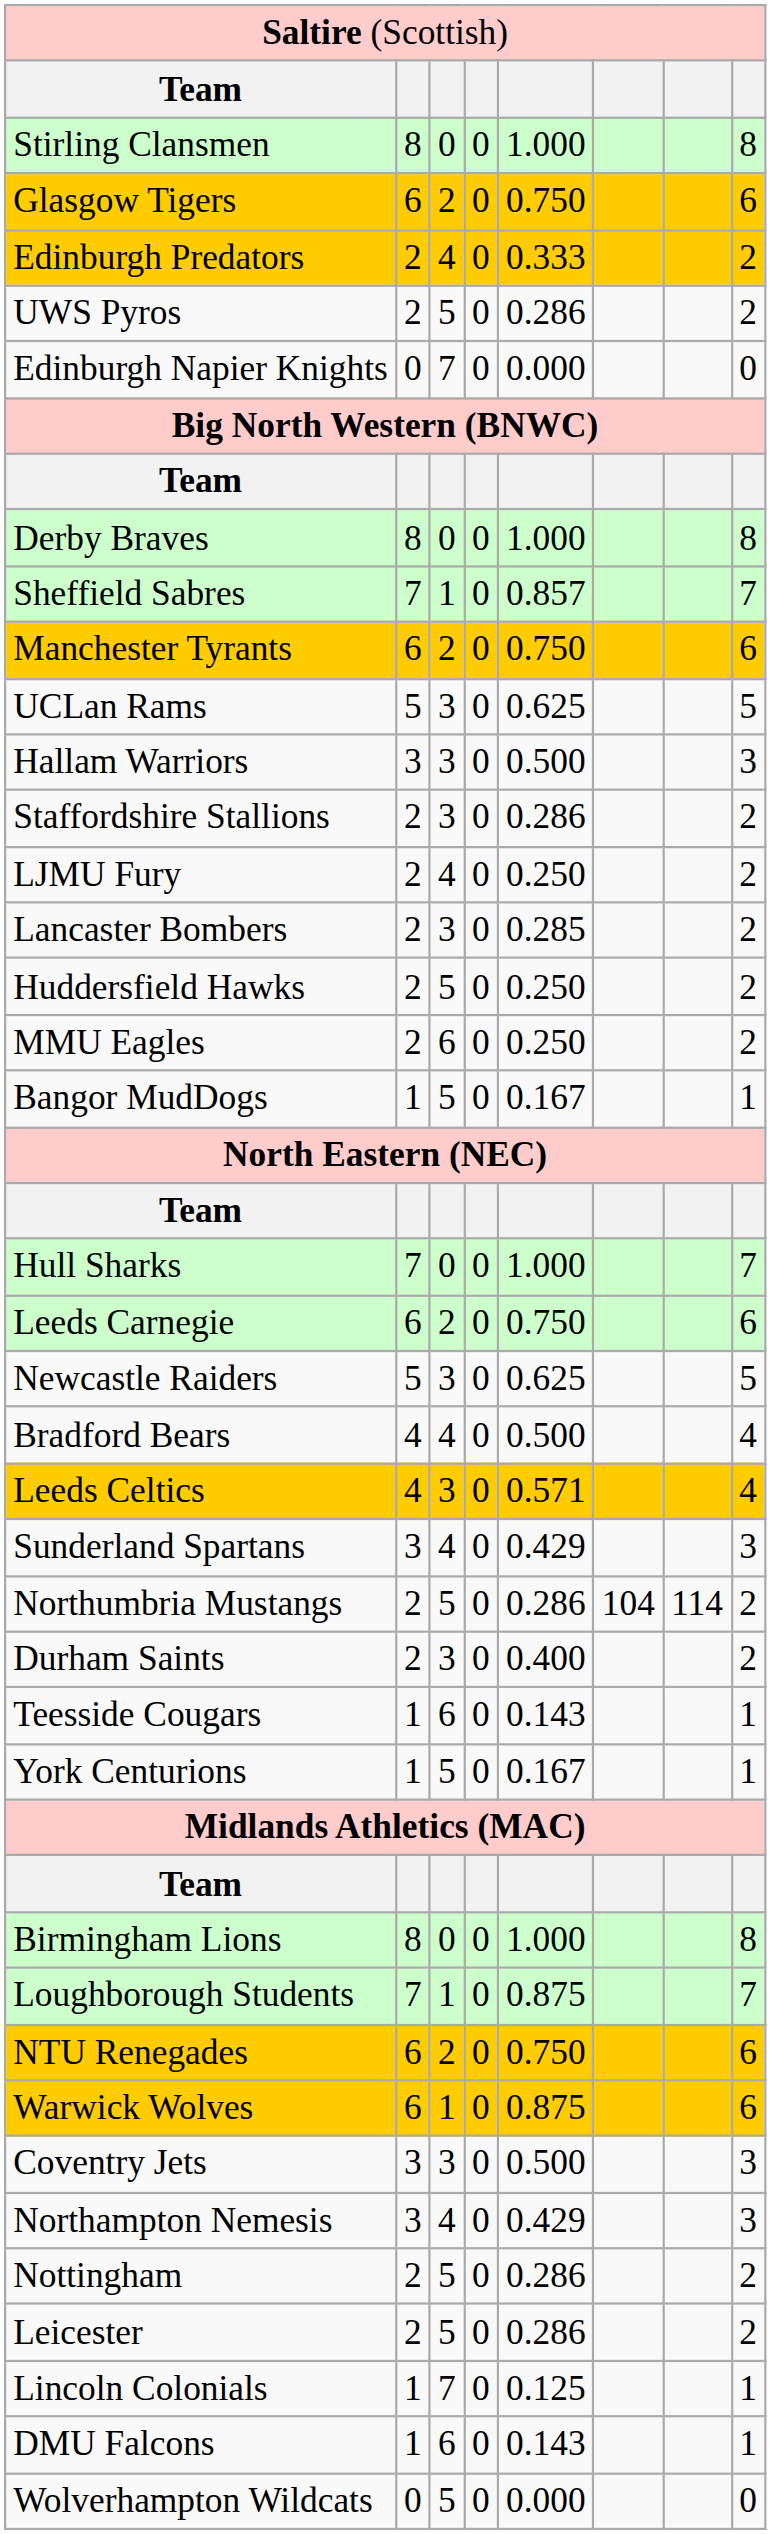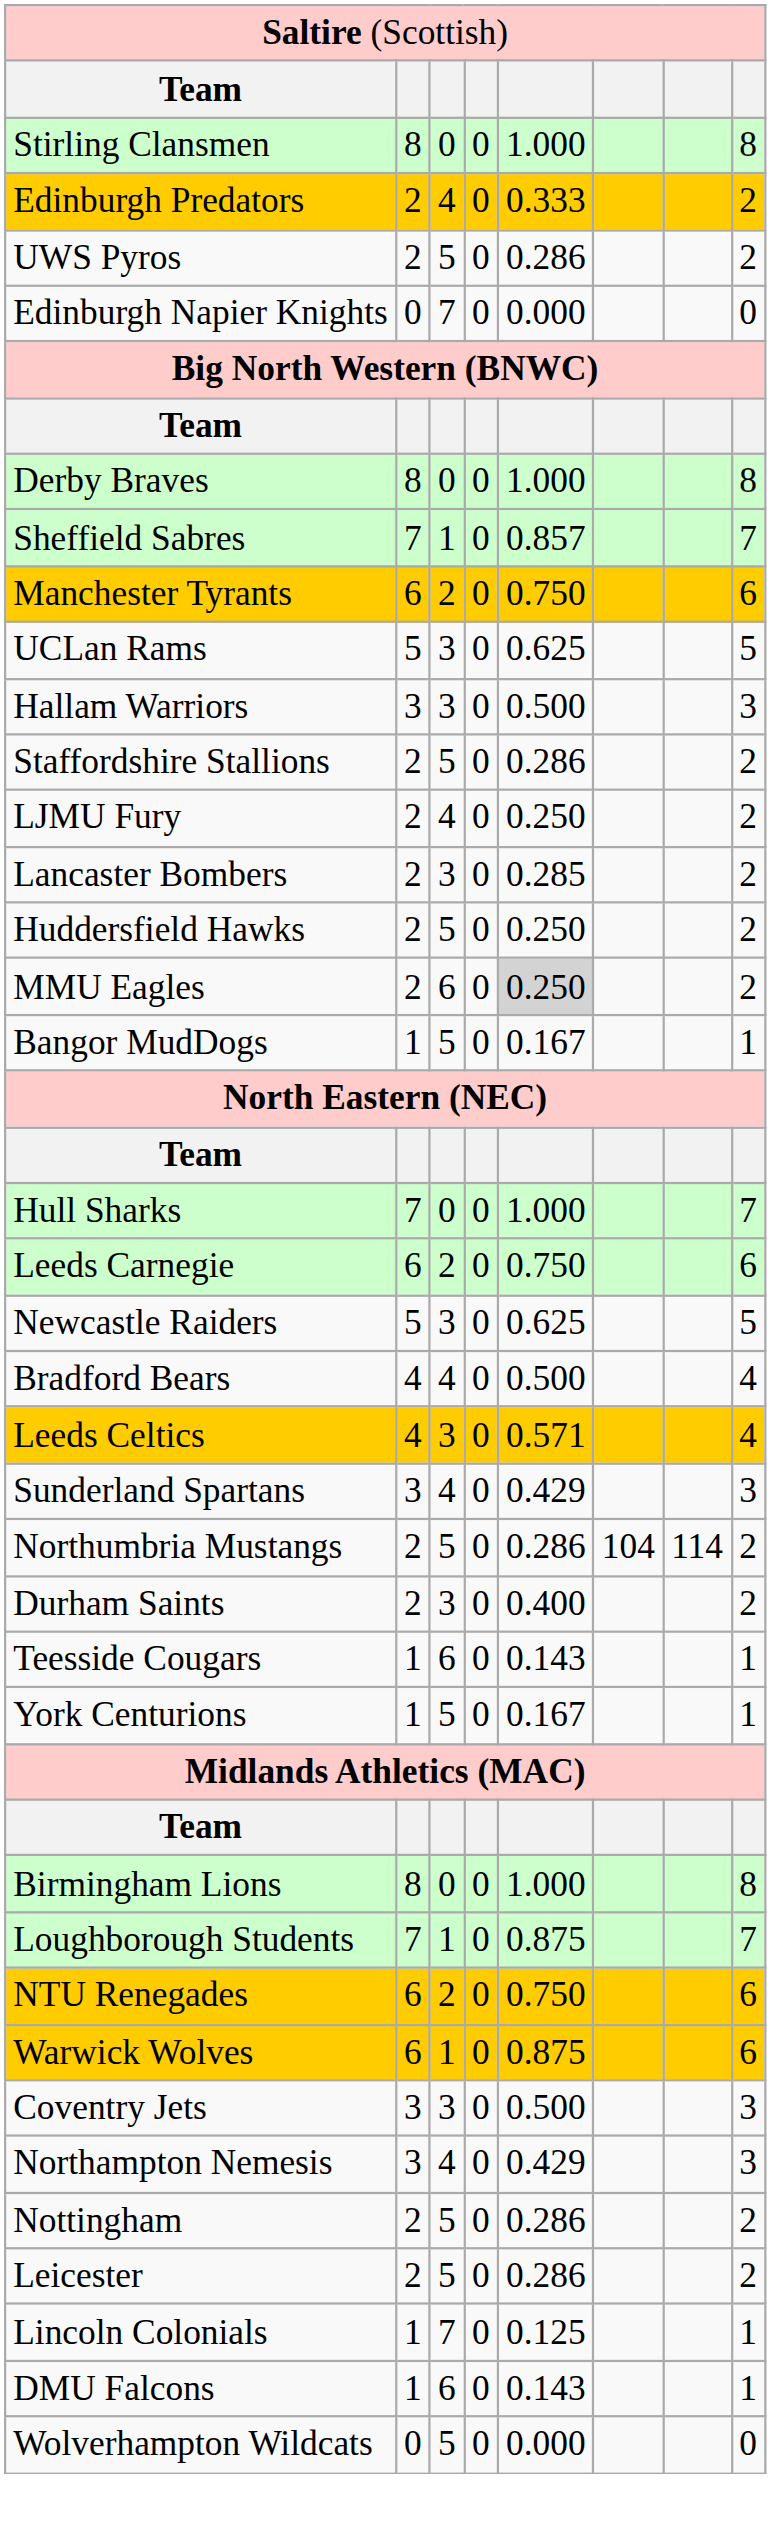- row: (125, 200)
(447, 817) 3 -> (447, 761) 5
(546, 1041) no background -> (546, 985) lightgrey background
